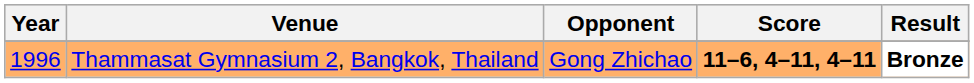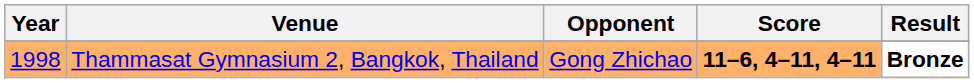(35, 59) 1996 -> (35, 59) 1998
